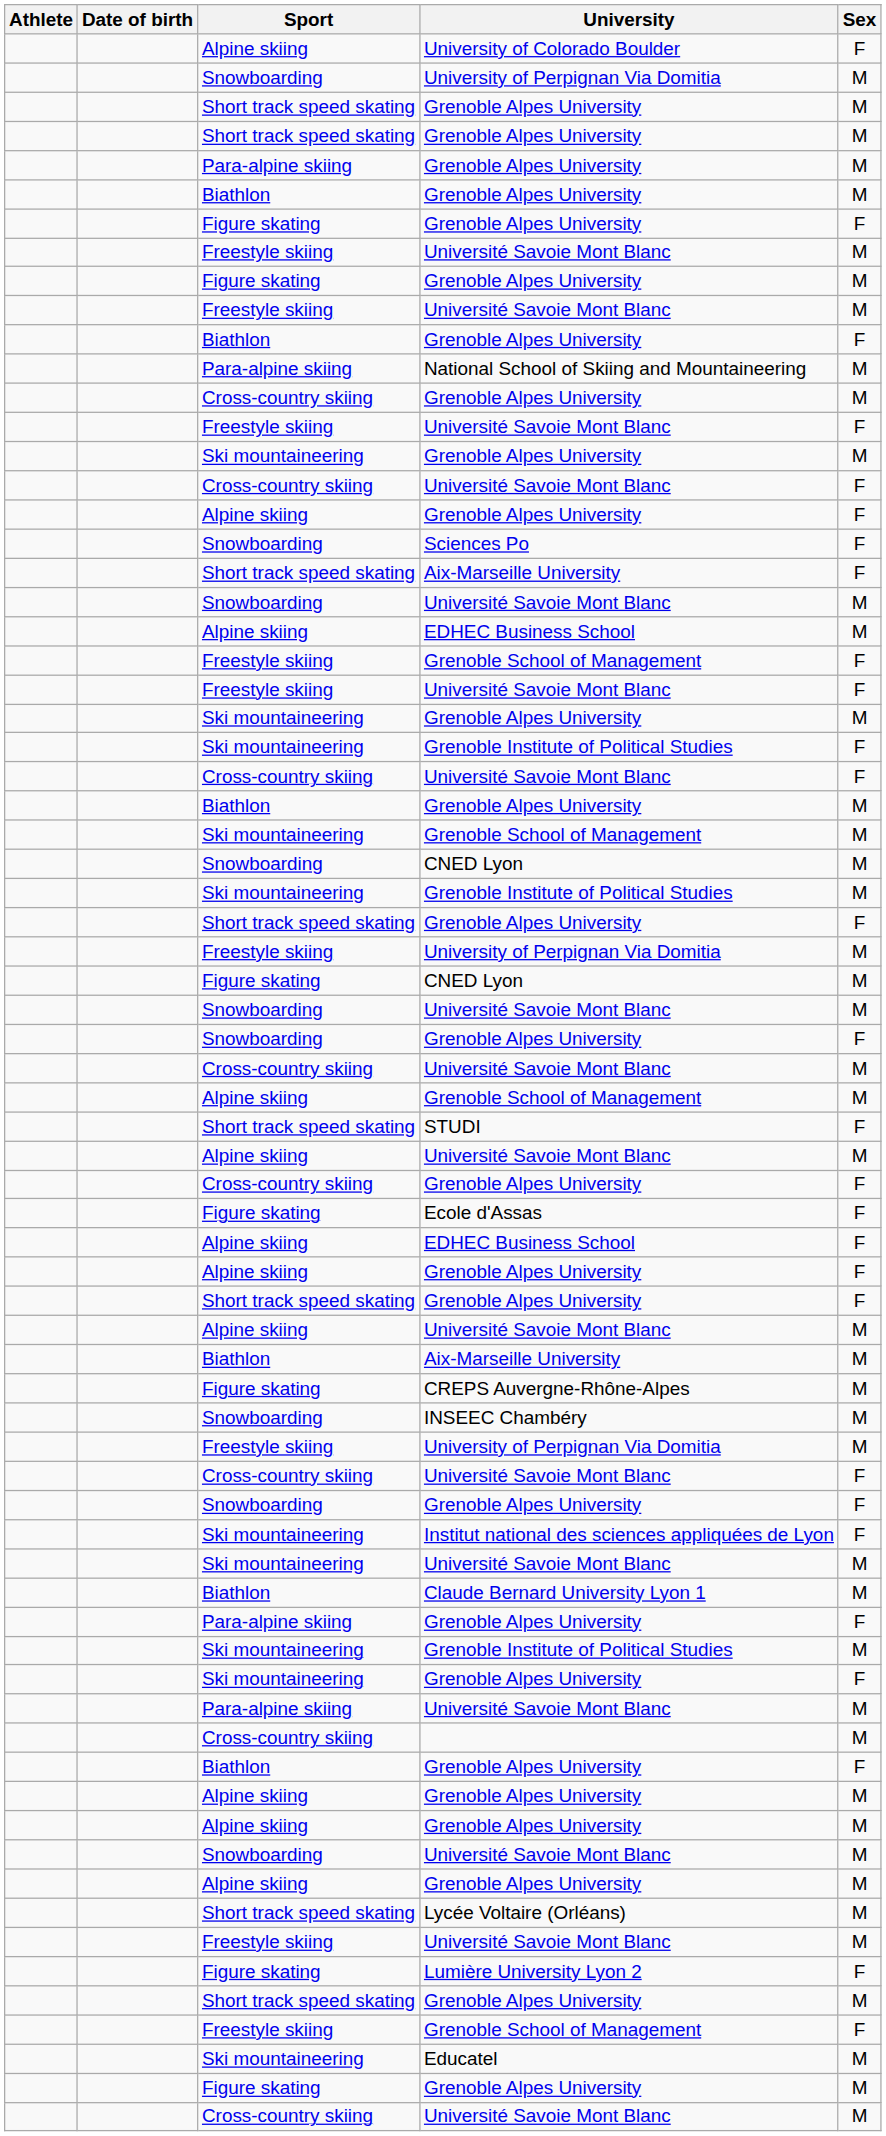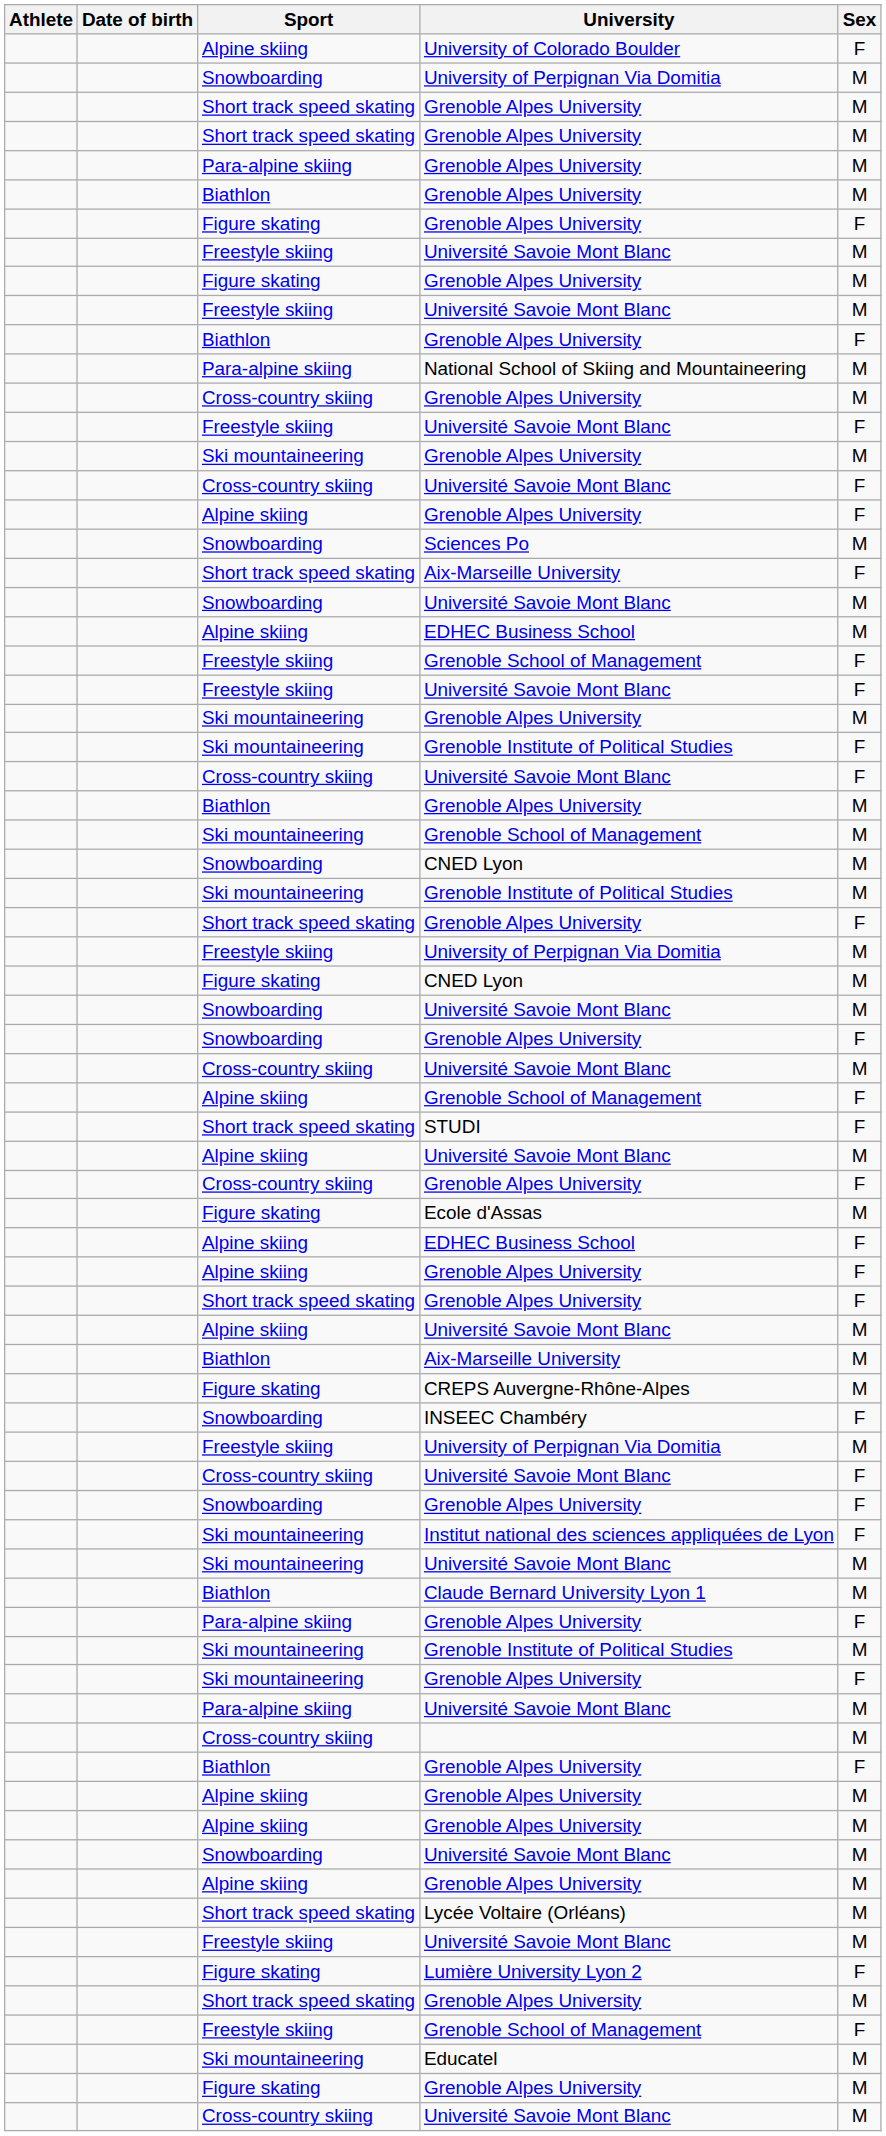(860, 543) F -> (860, 543) M
(860, 1097) M -> (860, 1097) F
(860, 1213) F -> (860, 1213) M
(860, 1417) M -> (860, 1417) F
